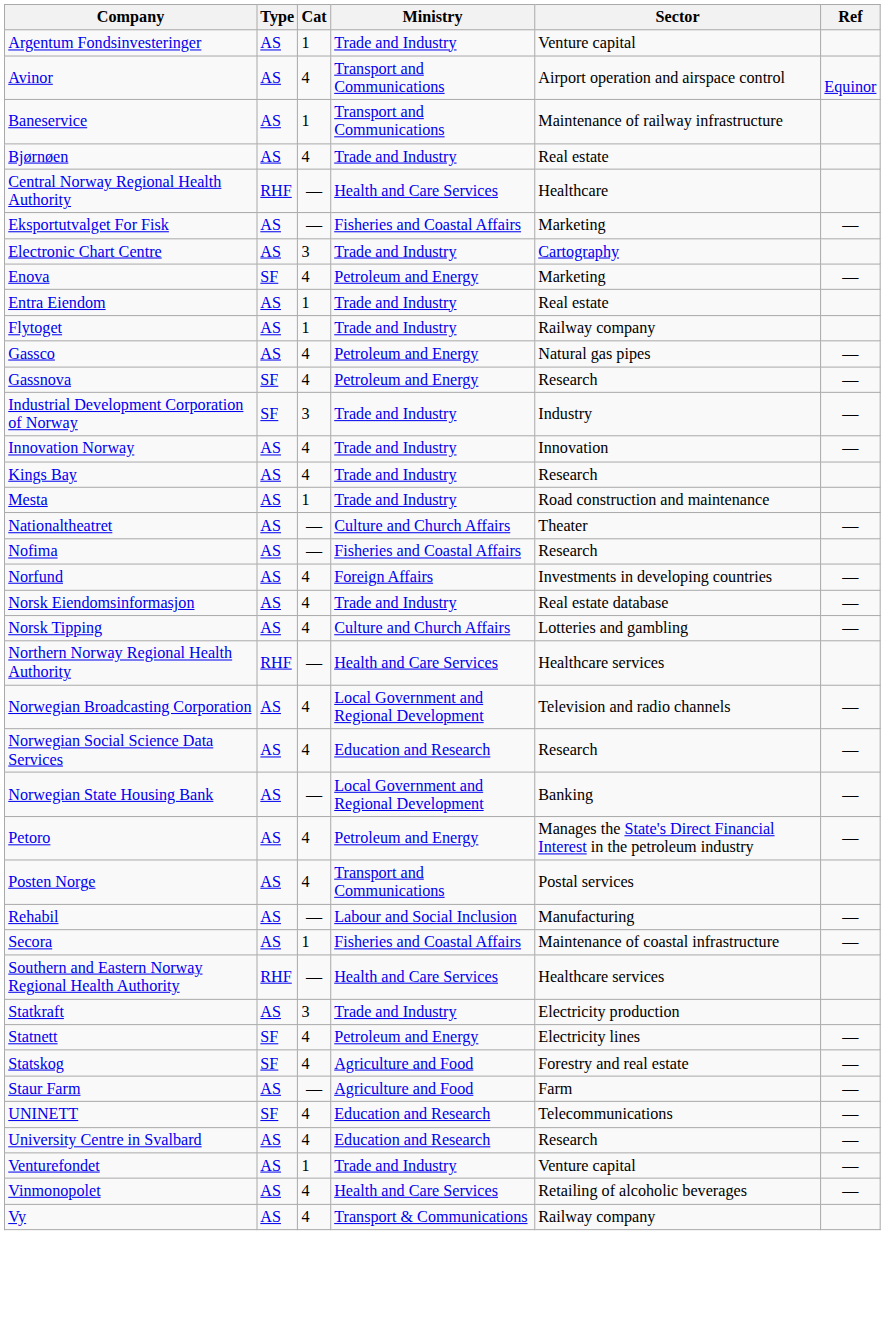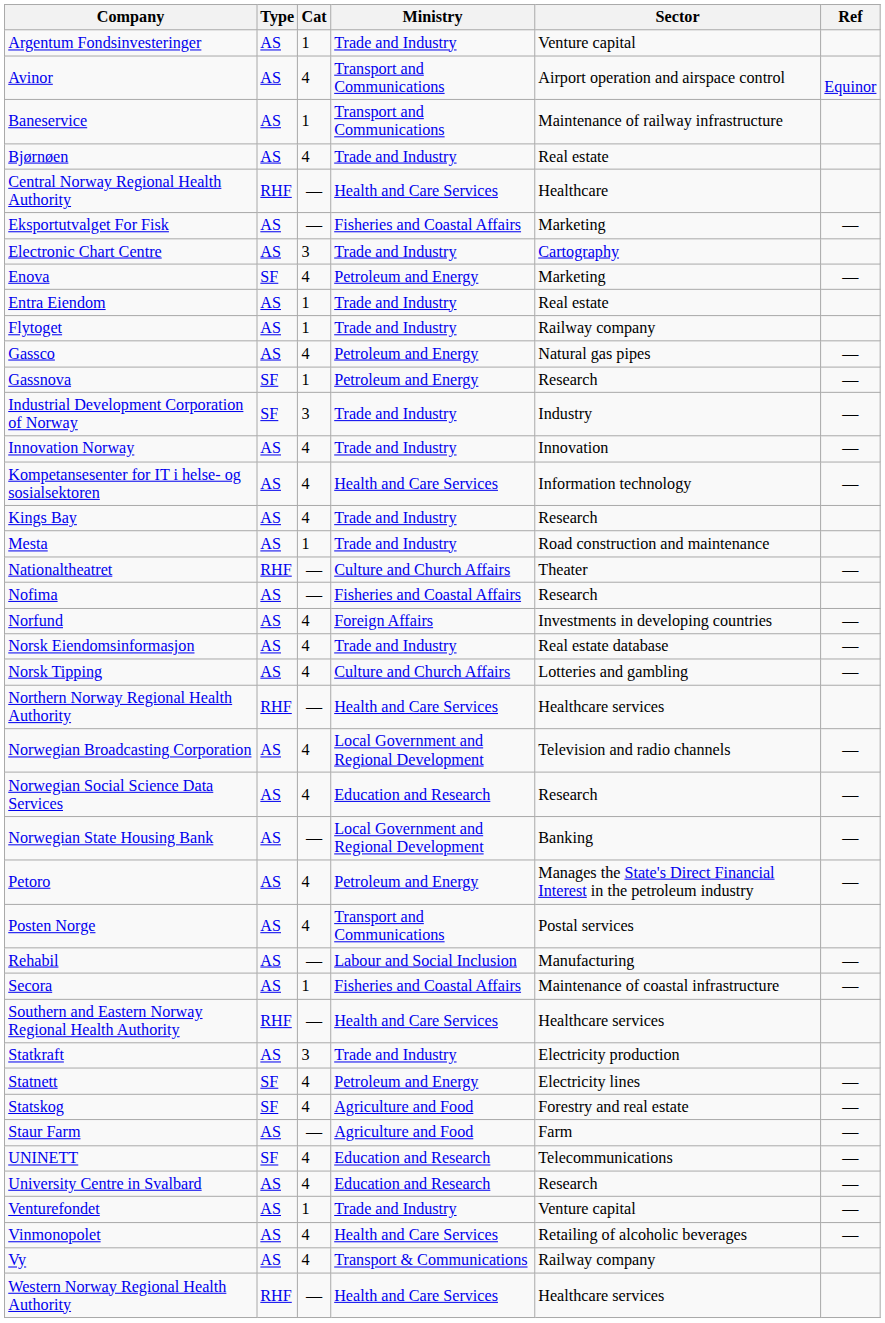(306, 379) 4 -> (306, 379) 1
+ row: (125, 483)
(271, 525) AS -> (276, 569) RHF
+ row: (117, 1295)
